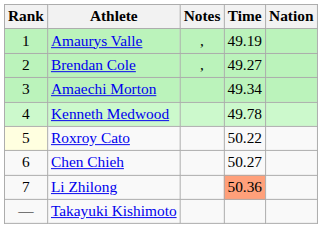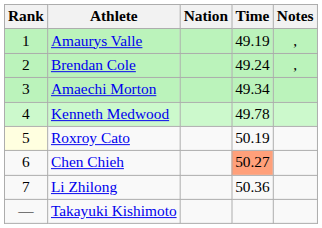columns swapped: (291, 16) <-> (202, 16)
(245, 65) 49.27 -> (252, 65) 49.24
(245, 138) 50.22 -> (252, 138) 50.19
(245, 162) no background -> (252, 162) lightsalmon background
(245, 187) lightsalmon background -> (252, 187) no background
